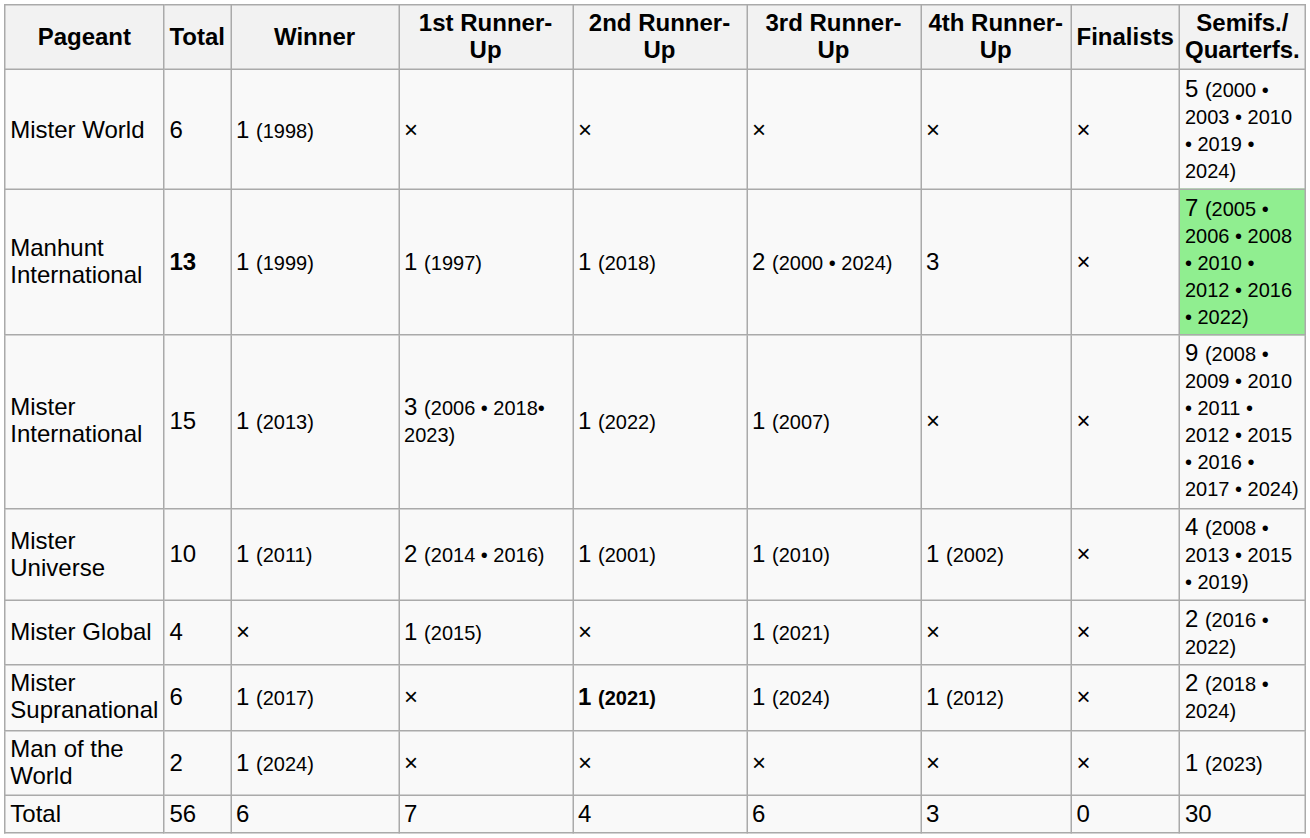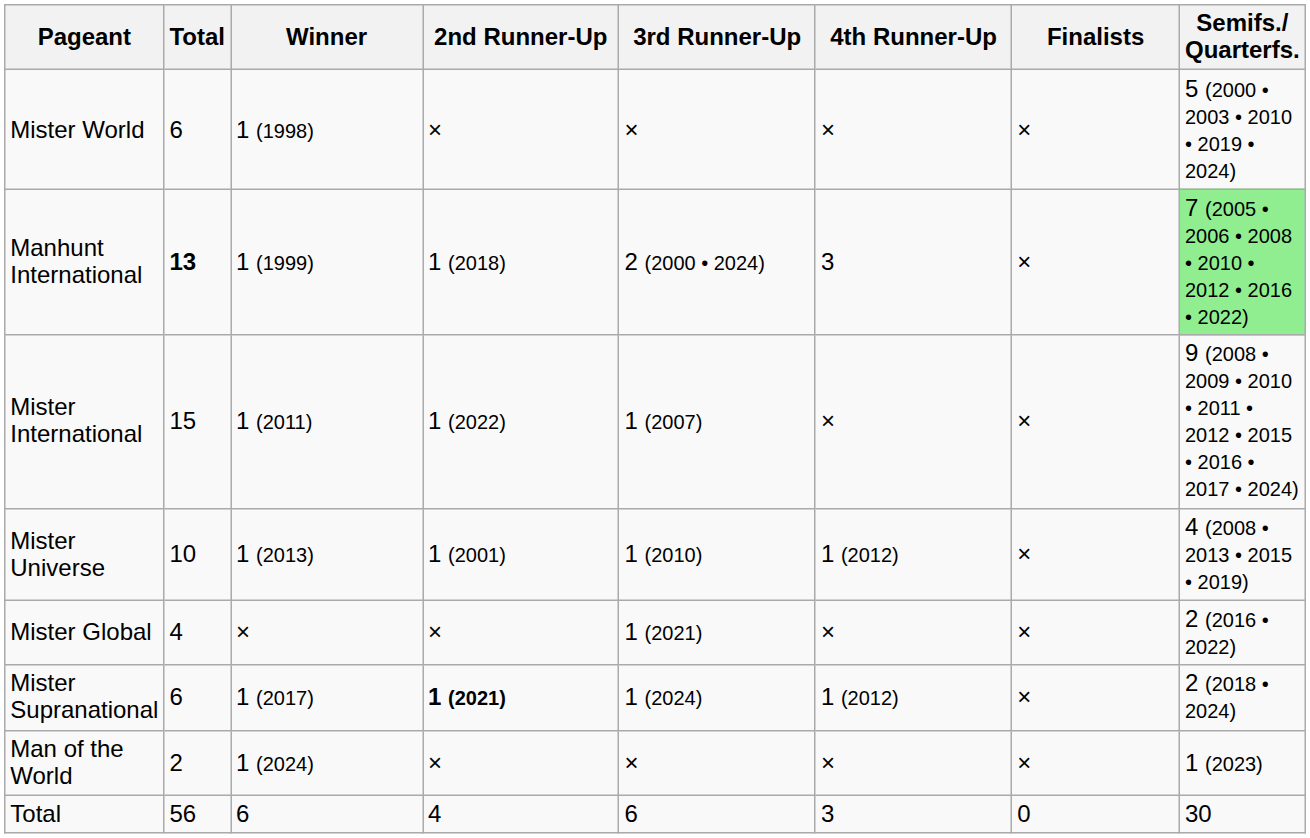- column: (486, 37)
(275, 421) 1 (2013) -> (274, 421) 1 (2011)
(274, 553) 1 (2011) -> (275, 553) 1 (2013)
(965, 553) 1 (2002) -> (860, 553) 1 (2012)
